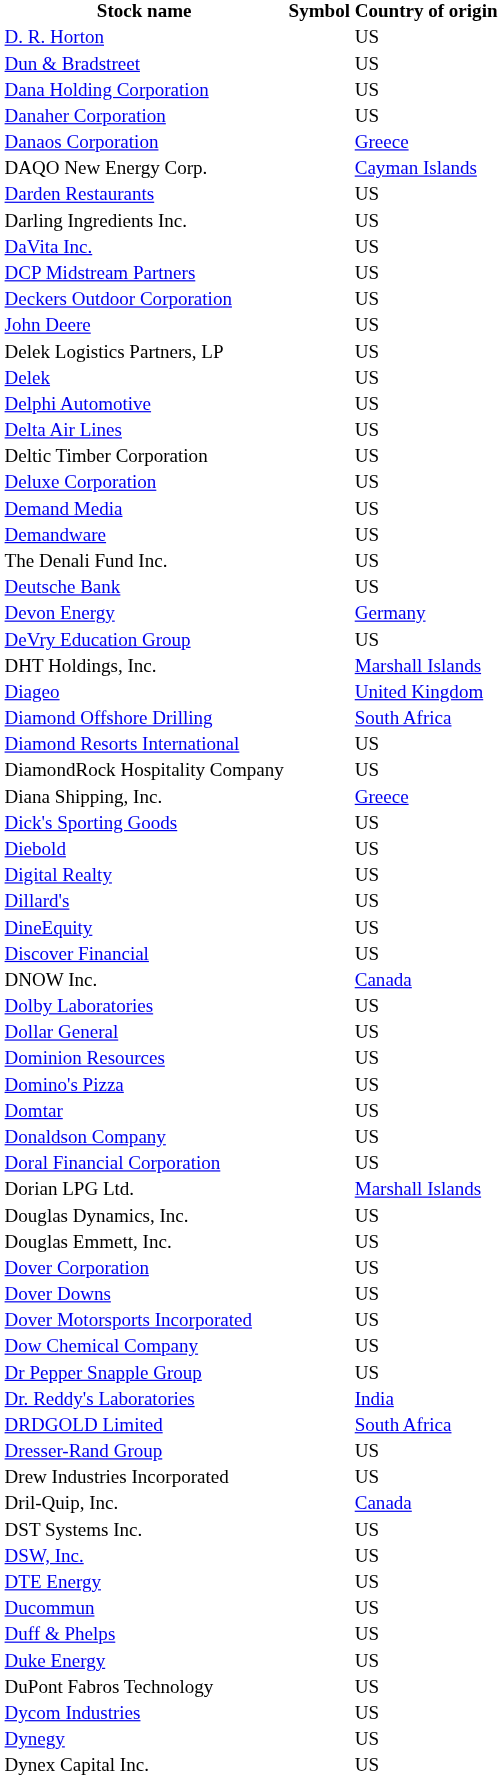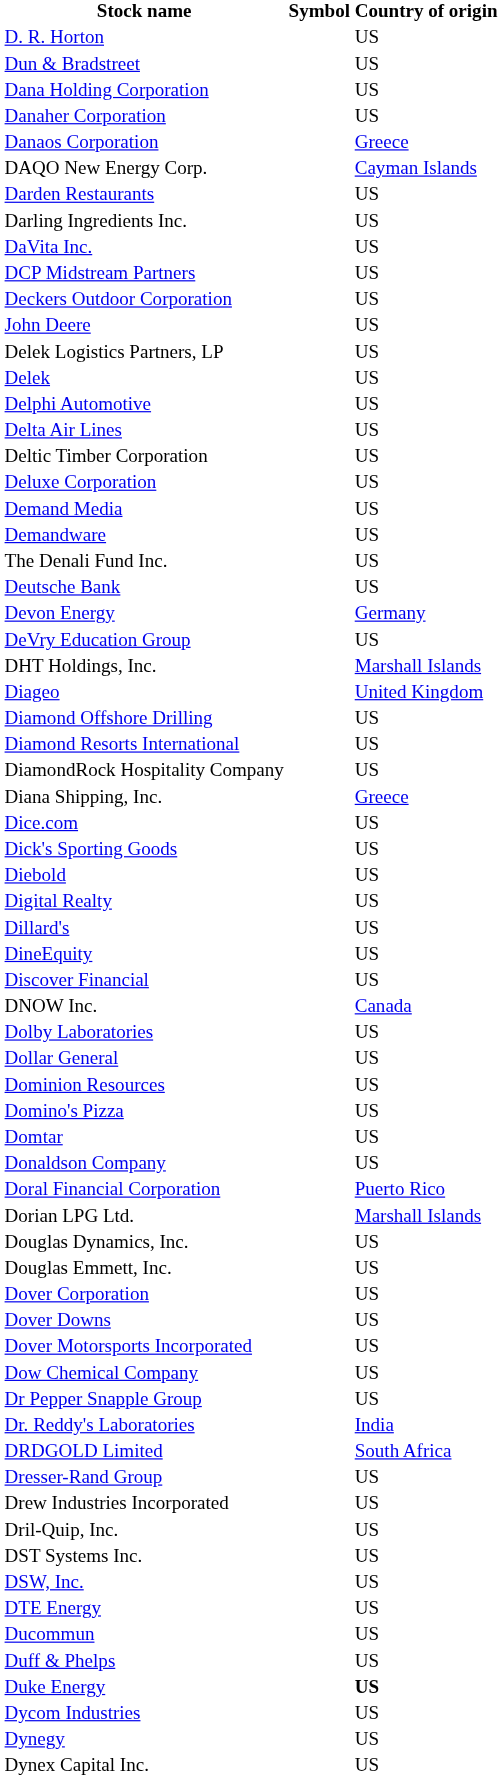(403, 718) South Africa -> (367, 718) US
+ row: (41, 822)
(367, 1163) US -> (400, 1189) Puerto Rico
(383, 1503) Canada -> (367, 1529) US
(367, 1660) normal -> (367, 1686) bold
- row: (109, 1686)
